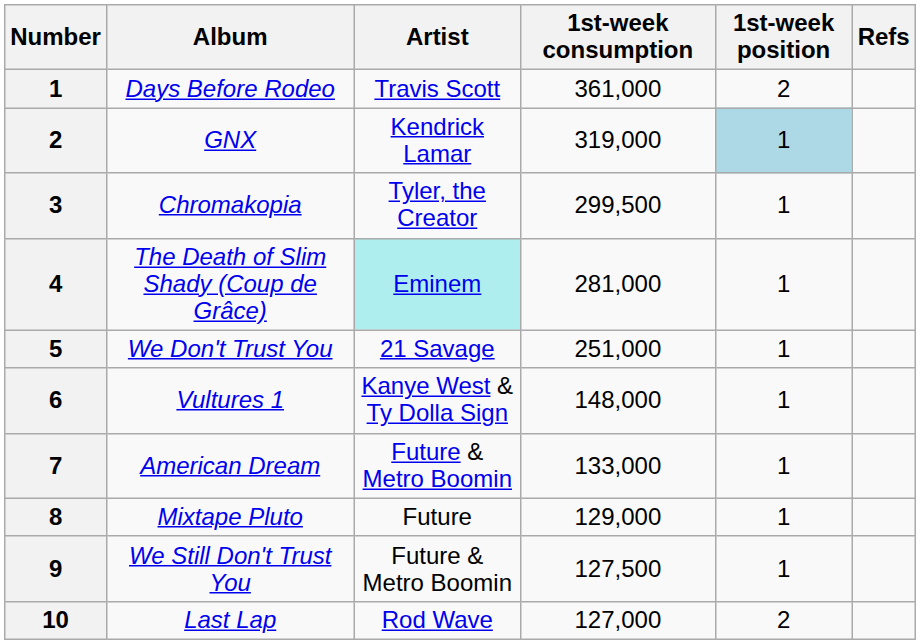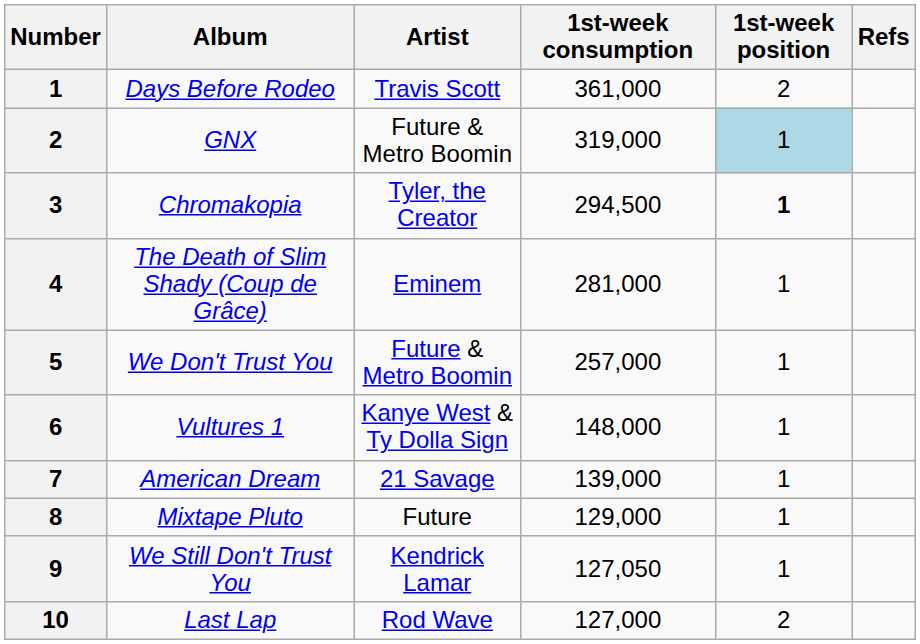(437, 140) Kendrick Lamar -> (437, 140) Future & Metro Boomin
(618, 205) 299,500 -> (618, 205) 294,500
(784, 205) normal -> (784, 205) bold
(437, 283) paleturquoise background -> (437, 283) no background
(437, 348) 21 Savage -> (437, 362) Future & Metro Boomin
(618, 348) 251,000 -> (618, 362) 257,000
(437, 465) Future & Metro Boomin -> (437, 478) 21 Savage
(618, 465) 133,000 -> (618, 478) 139,000
(437, 568) Future & Metro Boomin -> (437, 568) Kendrick Lamar
(618, 568) 127,500 -> (618, 568) 127,050
